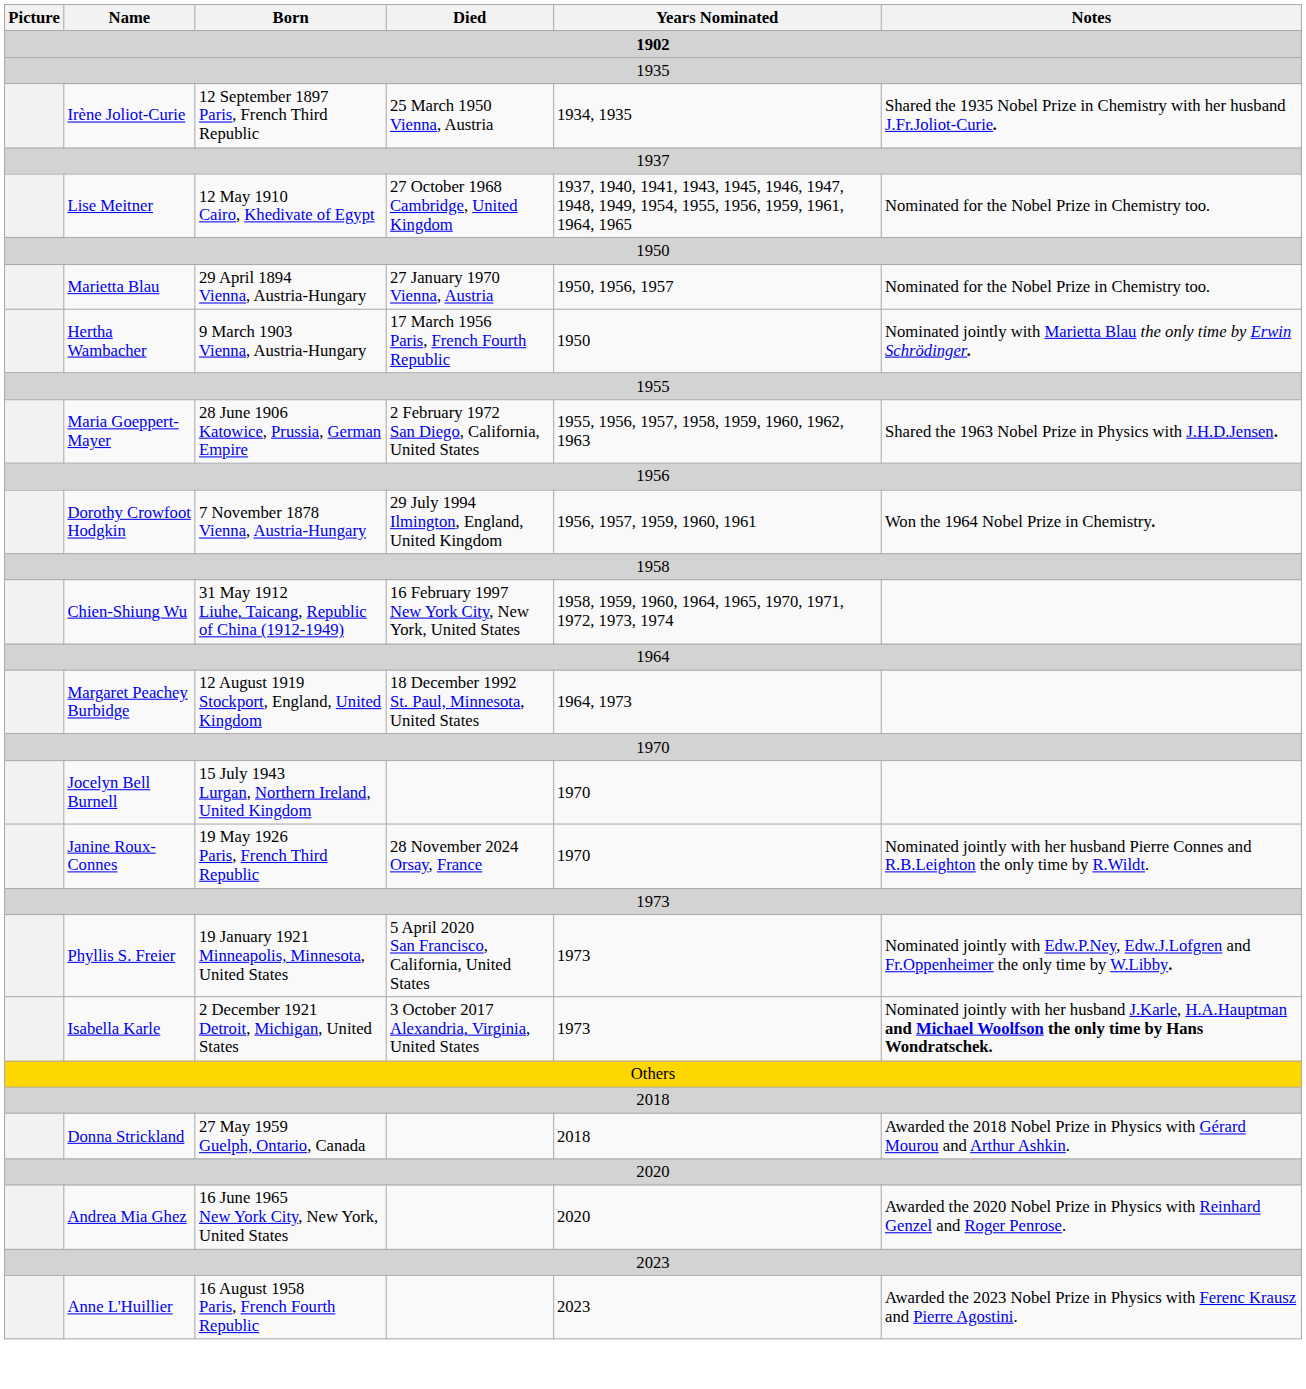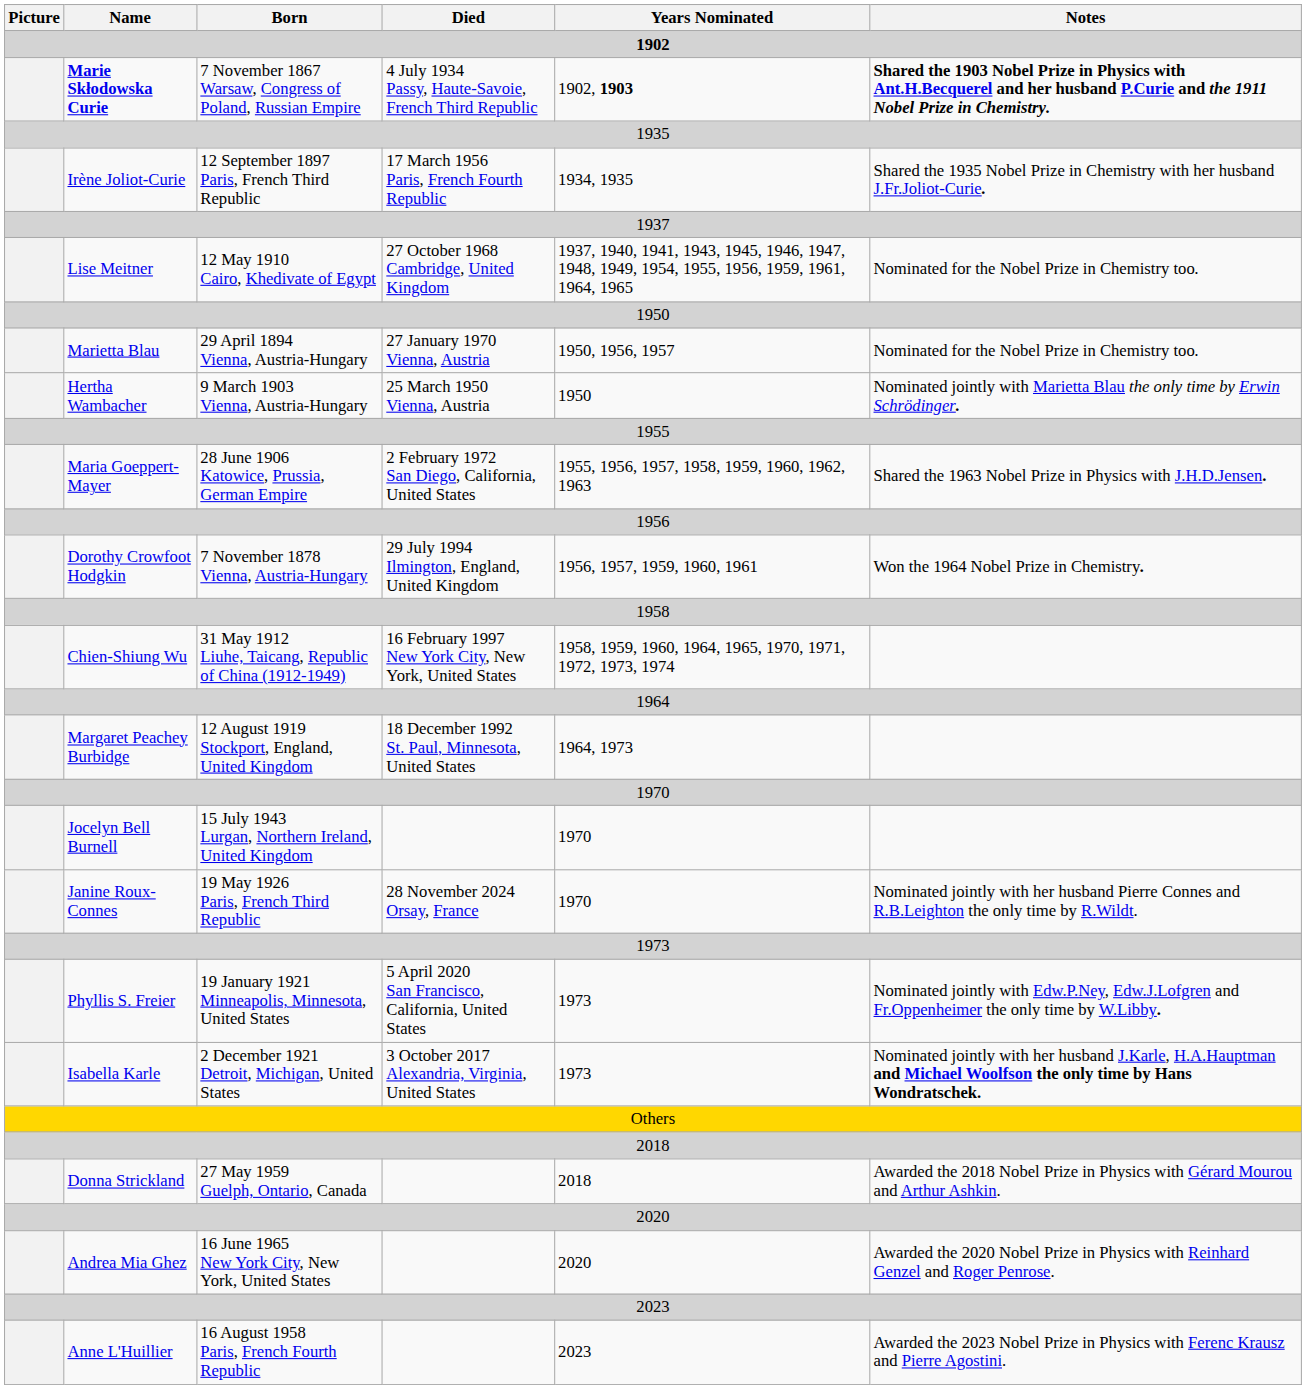+ row: (110, 89)
(442, 115) 25 March 1950 Vienna, Austria -> (454, 179) 17 March 1956 Paris, French Fourth Republic
(458, 341) 17 March 1956 Paris, French Fourth Republic -> (438, 395) 25 March 1950 Vienna, Austria
